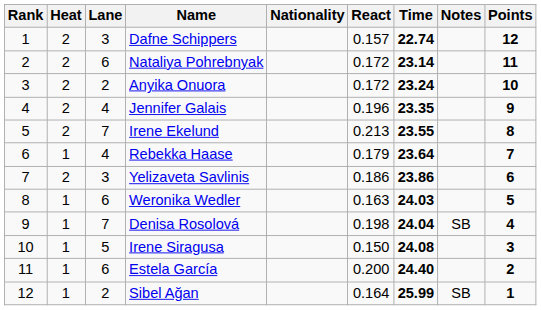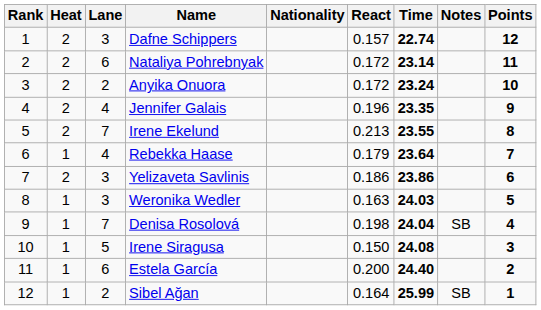(105, 200) 6 -> (105, 200) 3
